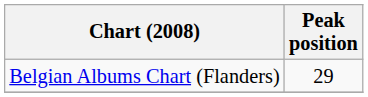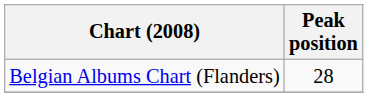(323, 75) 29 -> (323, 75) 28
